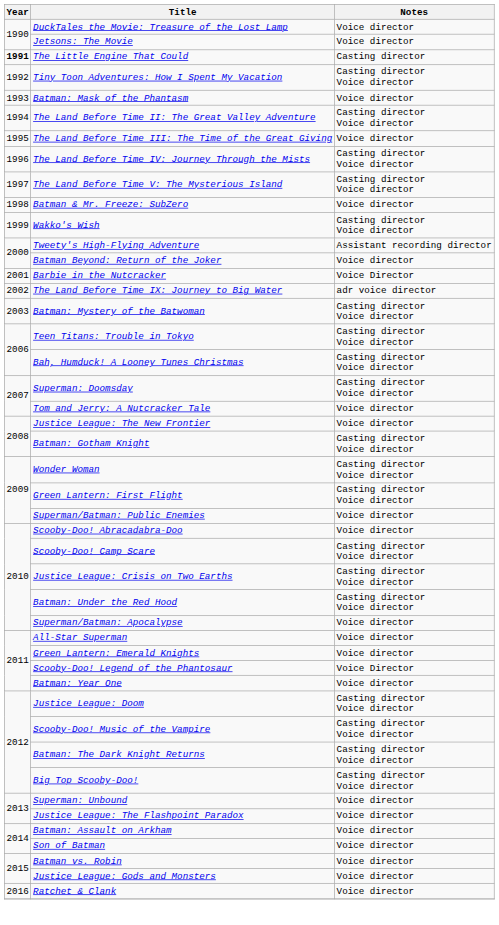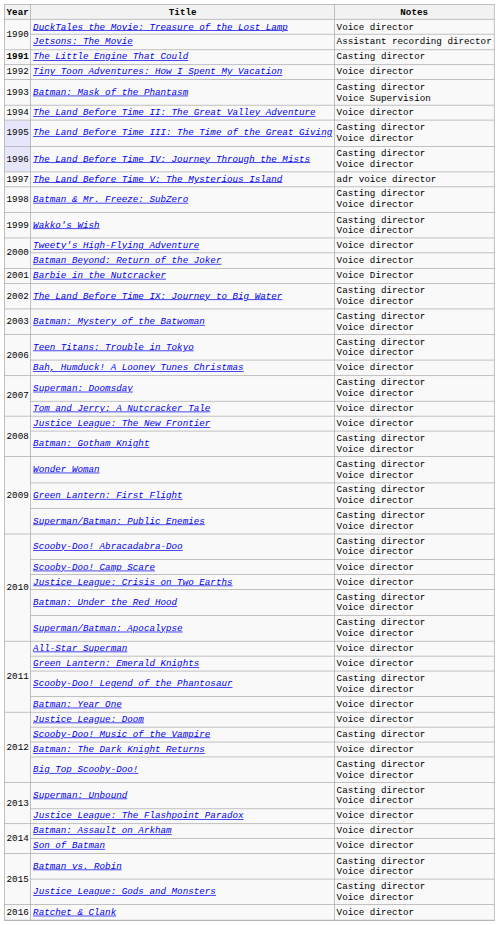(375, 42) Voice director -> (414, 42) Assistant recording director
(381, 77) Casting director Voice director -> (375, 72) Voice director
(375, 98) Voice director -> (384, 92) Casting director Voice Supervision
(381, 118) Casting director Voice director -> (375, 113) Voice director
(18, 138) no background -> (18, 133) lavender background
(375, 138) Voice director -> (381, 133) Casting director Voice director
(18, 159) no background -> (18, 159) lavender background
(381, 185) Casting director Voice director -> (386, 179) adr voice director
(375, 205) Voice director -> (381, 200) Casting director Voice director
(414, 246) Assistant recording director -> (375, 246) Voice director
(386, 291) adr voice director -> (381, 296) Casting director Voice director
(381, 363) Casting director Voice director -> (375, 368) Voice director
(375, 516) Voice director -> (381, 521) Casting director Voice director
(375, 531) Voice director -> (381, 547) Casting director Voice director
(381, 551) Casting director Voice director -> (375, 567) Voice director
(381, 577) Casting director Voice director -> (375, 582) Voice director
(375, 623) Voice director -> (381, 628) Casting director Voice director
(375, 668) Voice Director -> (381, 684) Casting director Voice director
(381, 703) Casting director Voice director -> (375, 719) Voice director
(381, 729) Casting director Voice director -> (381, 734) Casting director
(381, 755) Casting director Voice director -> (375, 750) Voice director
(375, 801) Voice director -> (381, 796) Casting director Voice director
(375, 861) Voice director -> (381, 866) Casting director Voice director
(375, 876) Voice director -> (381, 892) Casting director Voice director
